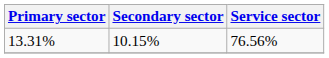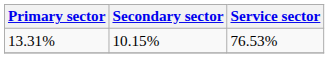(254, 40) 76.56% -> (254, 40) 76.53%
